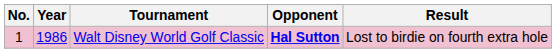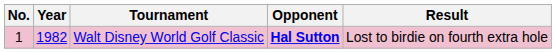(52, 37) 1986 -> (52, 37) 1982
